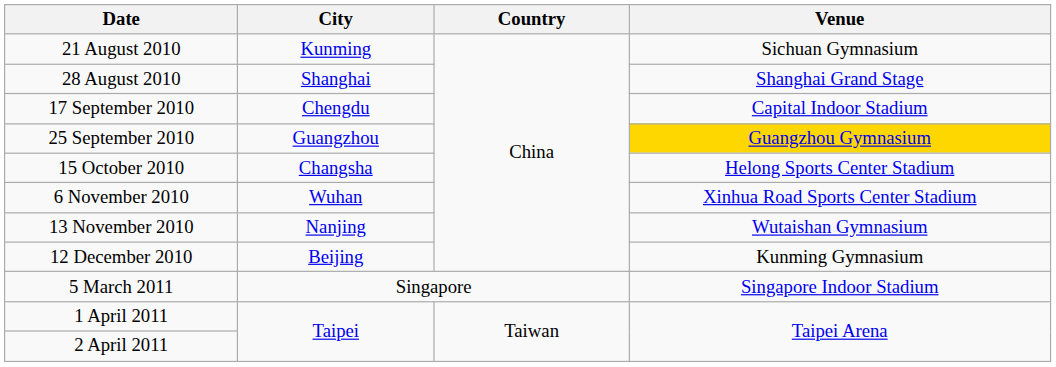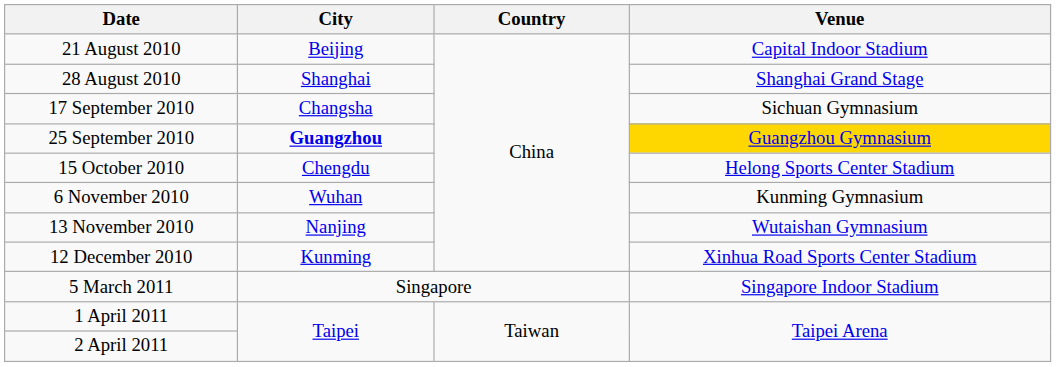(336, 49) Kunming -> (336, 49) Beijing
(840, 49) Sichuan Gymnasium -> (840, 49) Capital Indoor Stadium
(336, 108) Chengdu -> (336, 108) Changsha
(840, 108) Capital Indoor Stadium -> (840, 108) Sichuan Gymnasium
(336, 138) normal -> (336, 138) bold
(336, 167) Changsha -> (336, 167) Chengdu
(840, 197) Xinhua Road Sports Center Stadium -> (840, 197) Kunming Gymnasium
(336, 256) Beijing -> (336, 256) Kunming
(840, 256) Kunming Gymnasium -> (840, 256) Xinhua Road Sports Center Stadium
